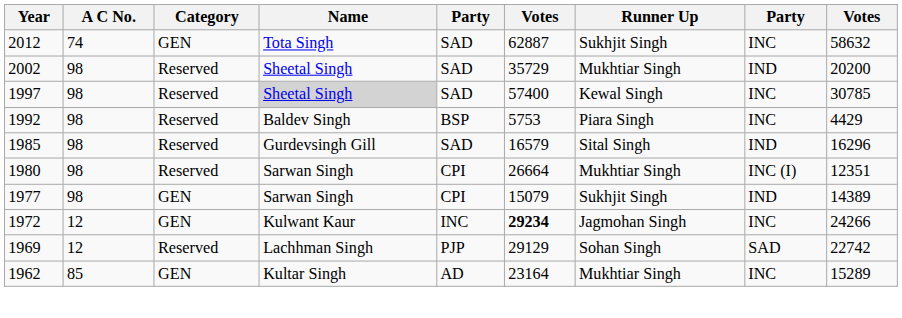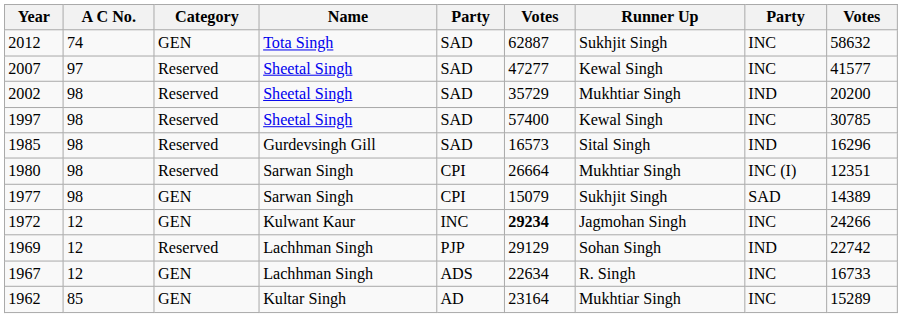+ row: (24, 68)
(308, 94) lightgrey background -> (308, 119) no background
- row: (24, 119)
(529, 145) 16579 -> (529, 145) 16573
(763, 196) IND -> (764, 196) SAD
(764, 247) SAD -> (763, 247) IND
+ row: (24, 273)
